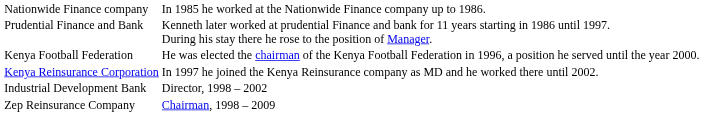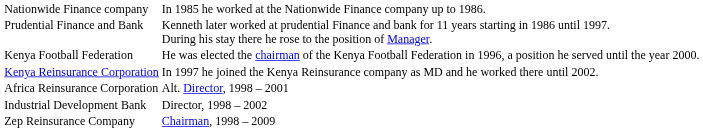+ row: (81, 88)
